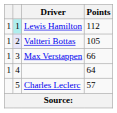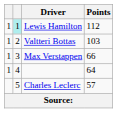(17, 41) lavender background -> (17, 41) no background
(93, 41) 105 -> (93, 41) 103
